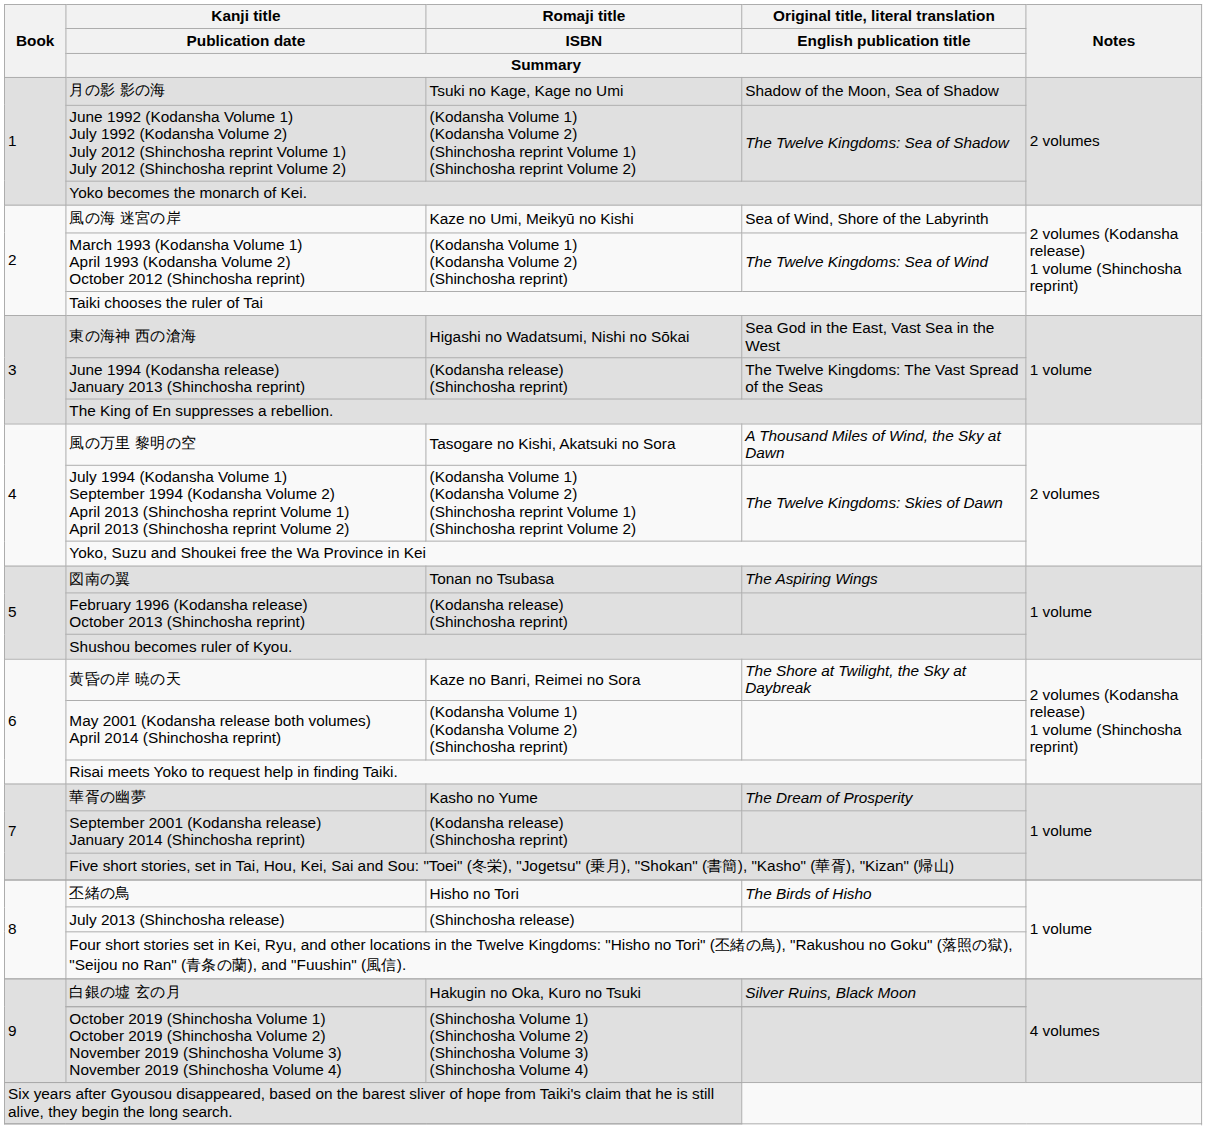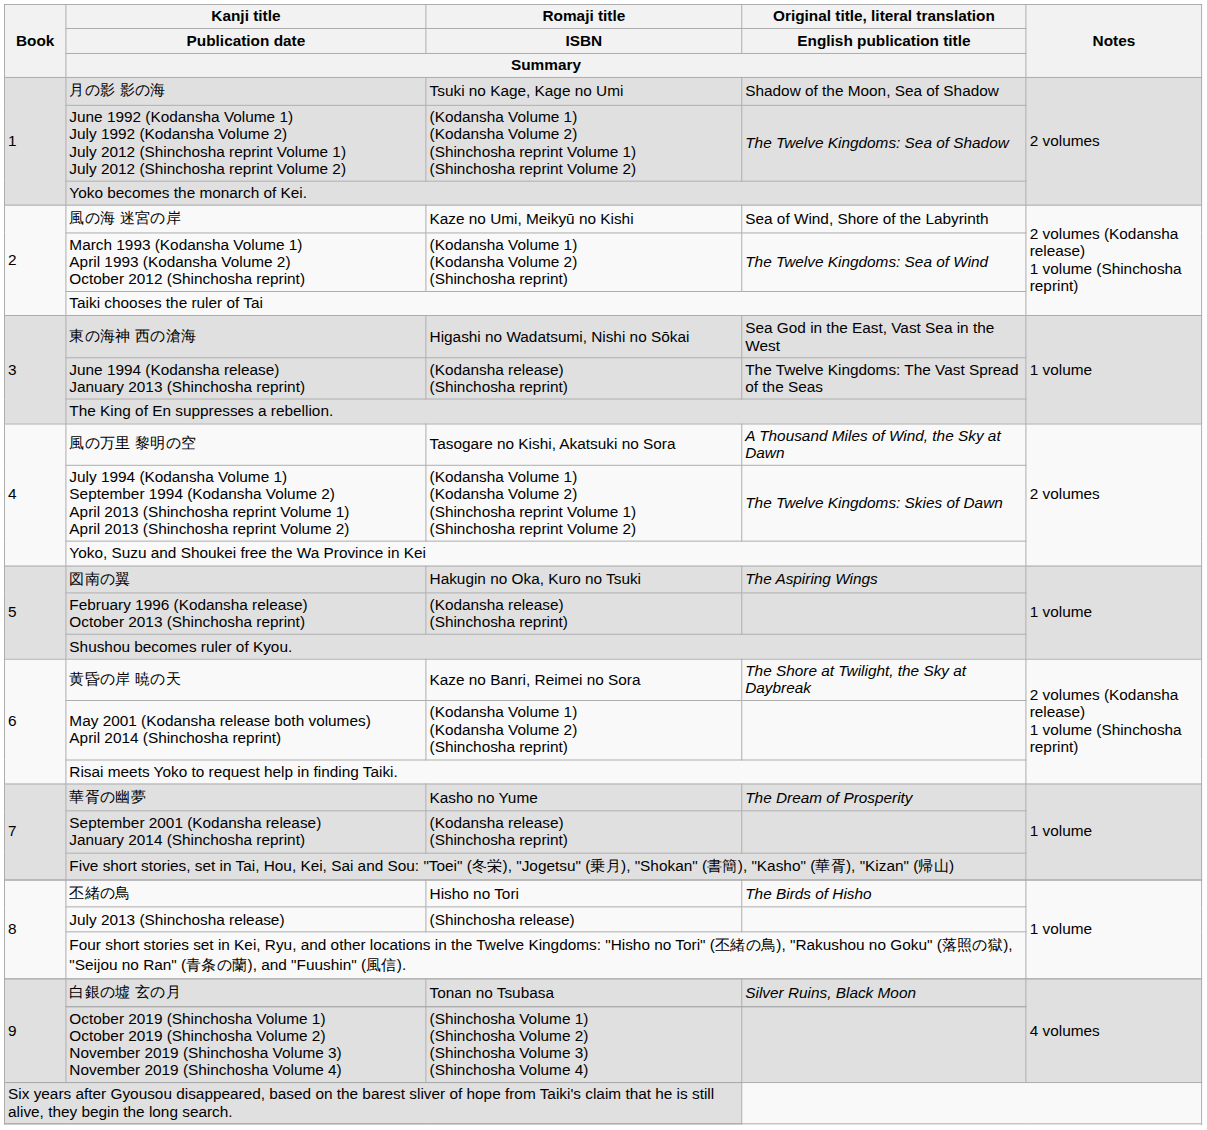(492, 579) Tonan no Tsubasa -> (535, 579) Hakugin no Oka, Kuro no Tsuki
(535, 992) Hakugin no Oka, Kuro no Tsuki -> (492, 992) Tonan no Tsubasa
